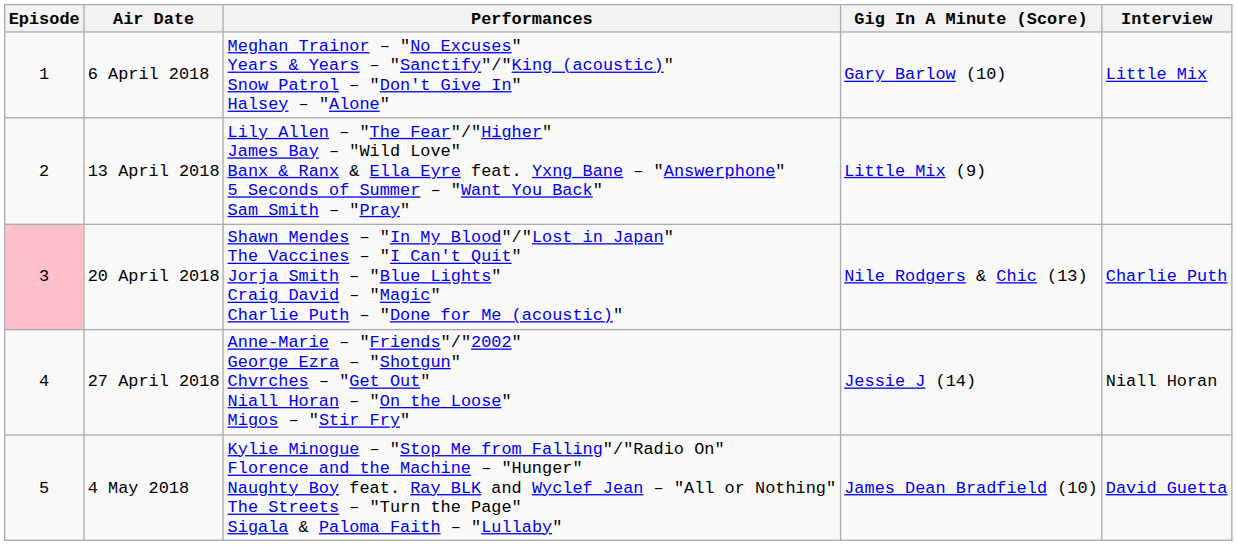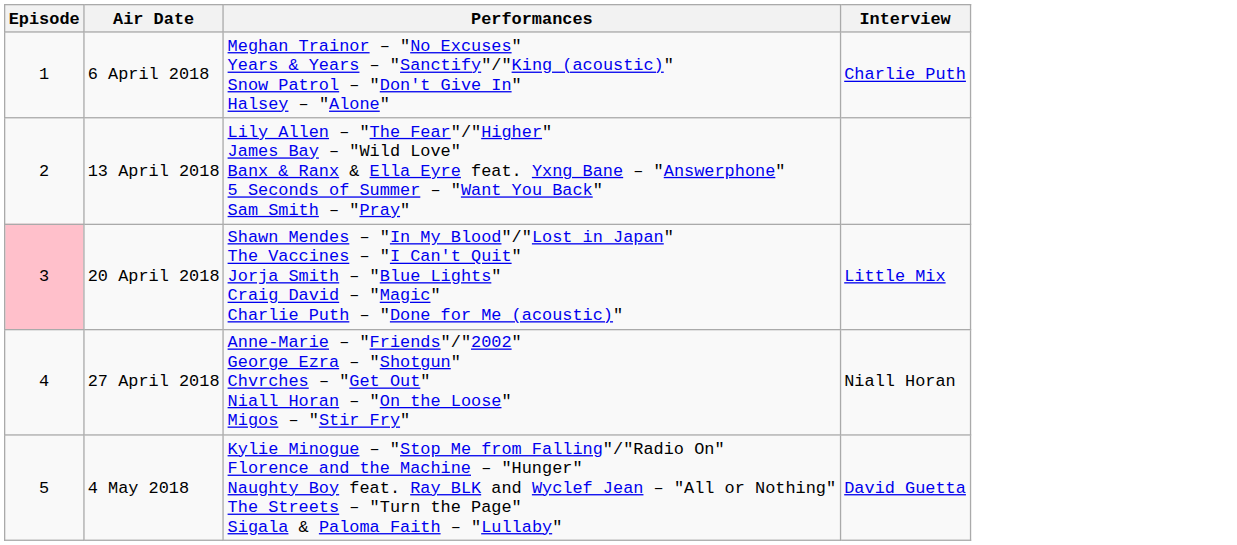- column: (971, 18)
(1157, 75) Little Mix -> (905, 75) Charlie Puth
(1167, 277) Charlie Puth -> (895, 277) Little Mix
